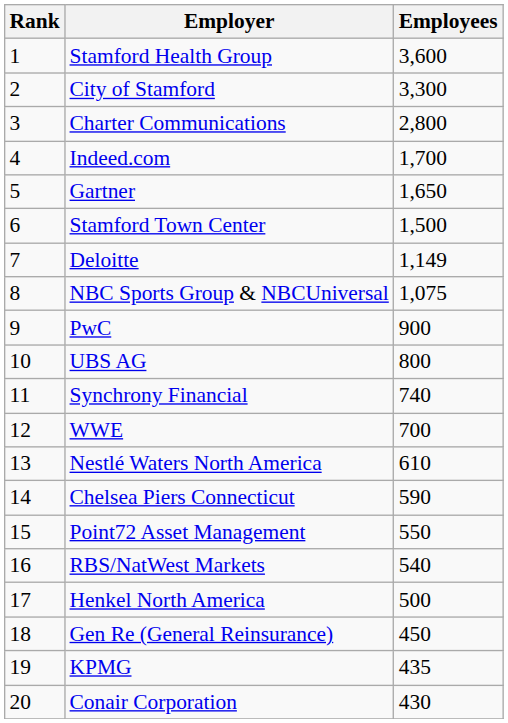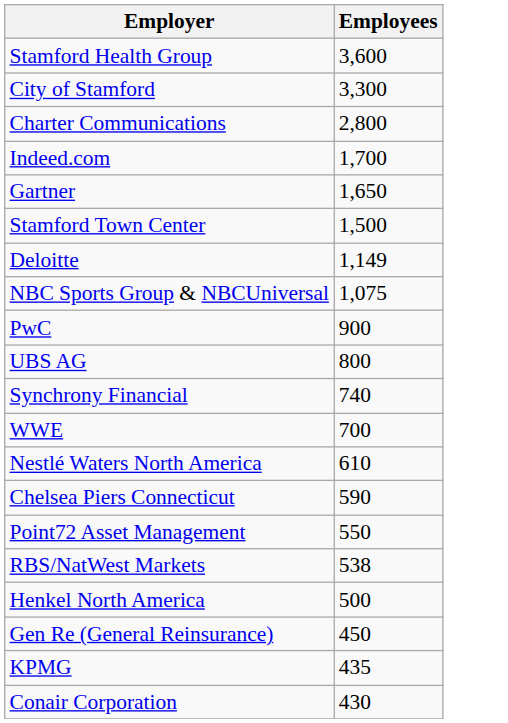- column: (35, 21)
(415, 565) 540 -> (355, 565) 538
